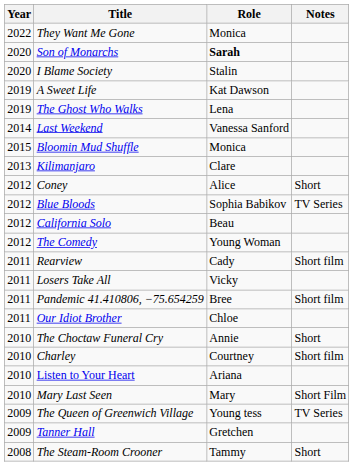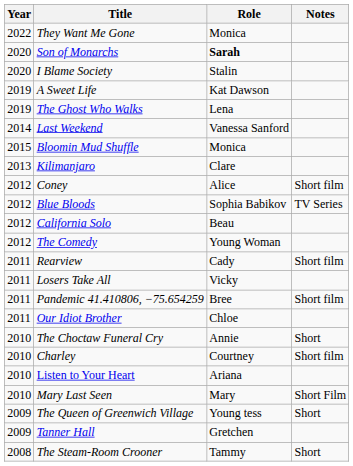(307, 185) Short -> (319, 185) Short film
(319, 413) TV Series -> (307, 413) Short
